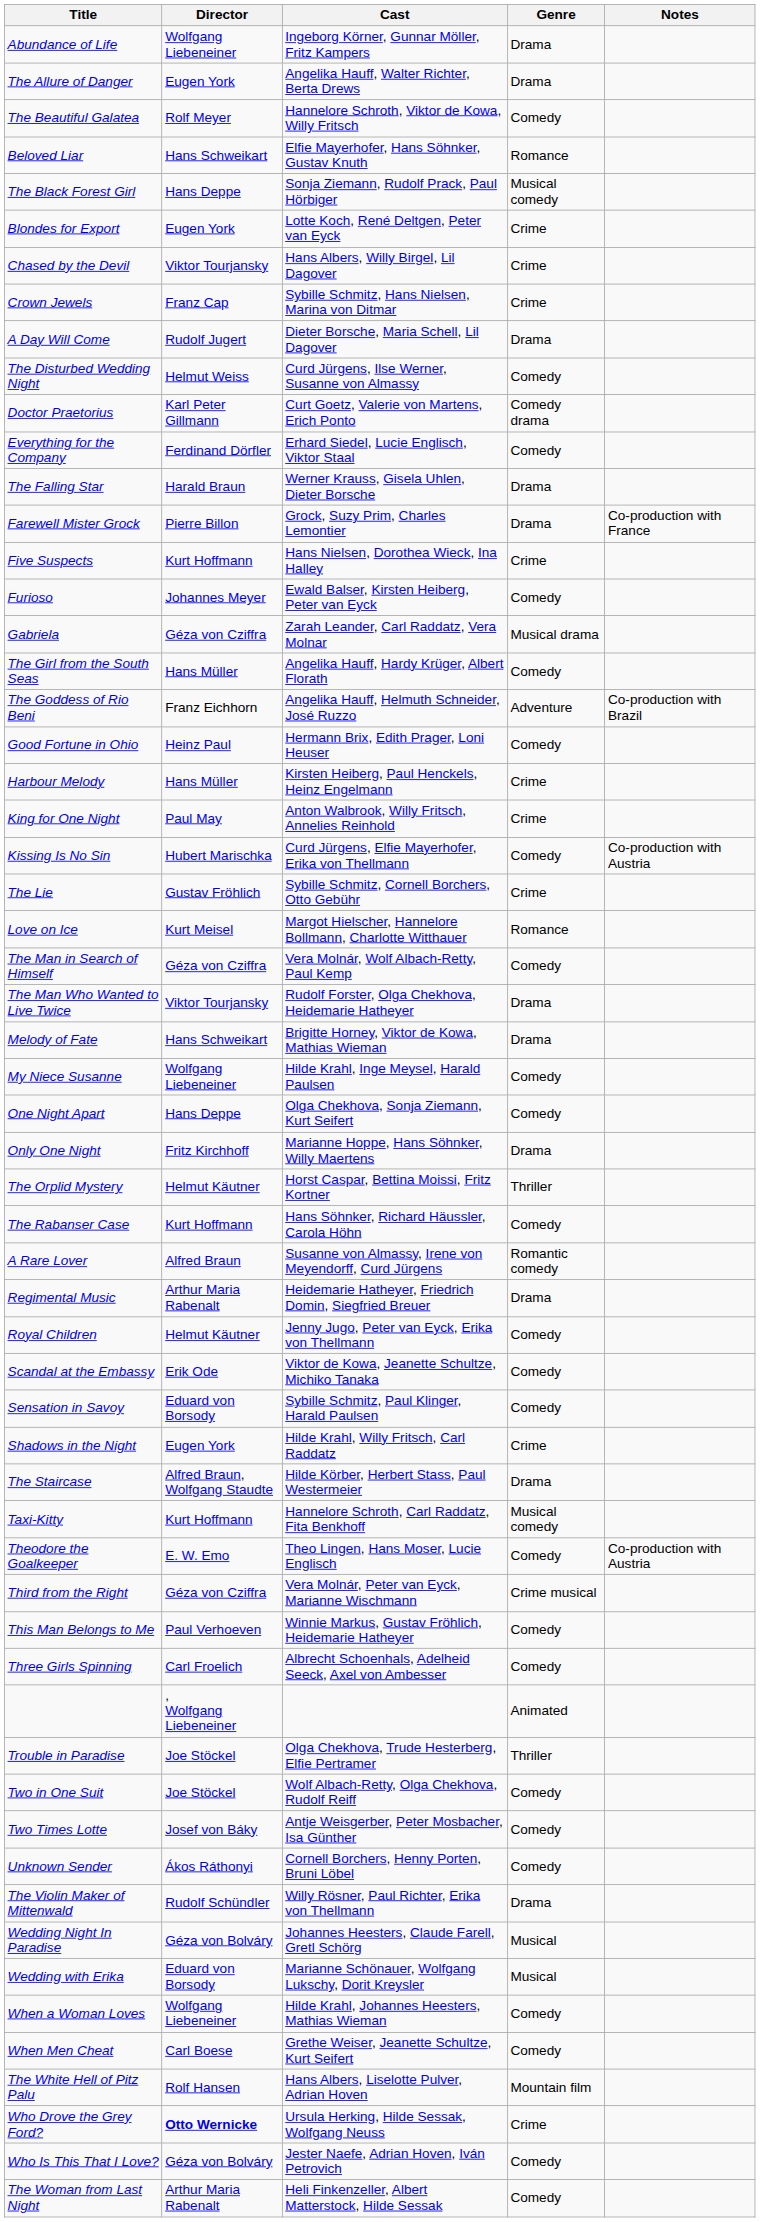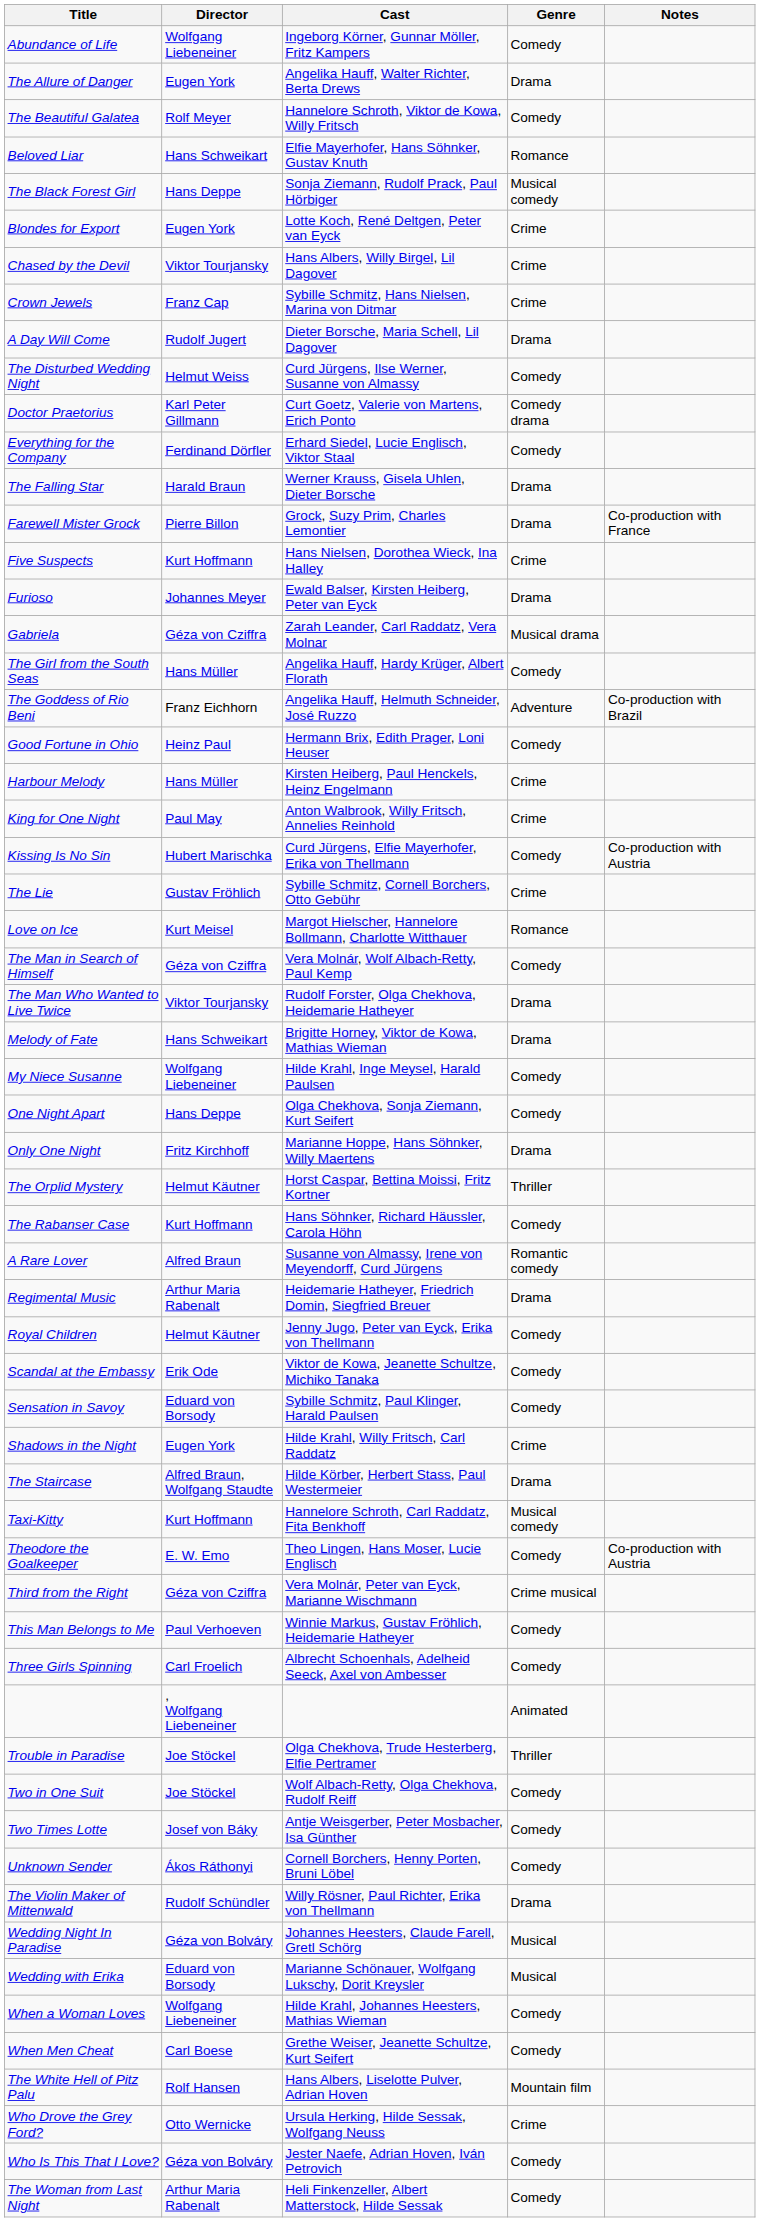(531, 44) Drama -> (536, 44) Comedy
(536, 597) Comedy -> (531, 597) Drama
(211, 2124) bold -> (208, 2124) normal
